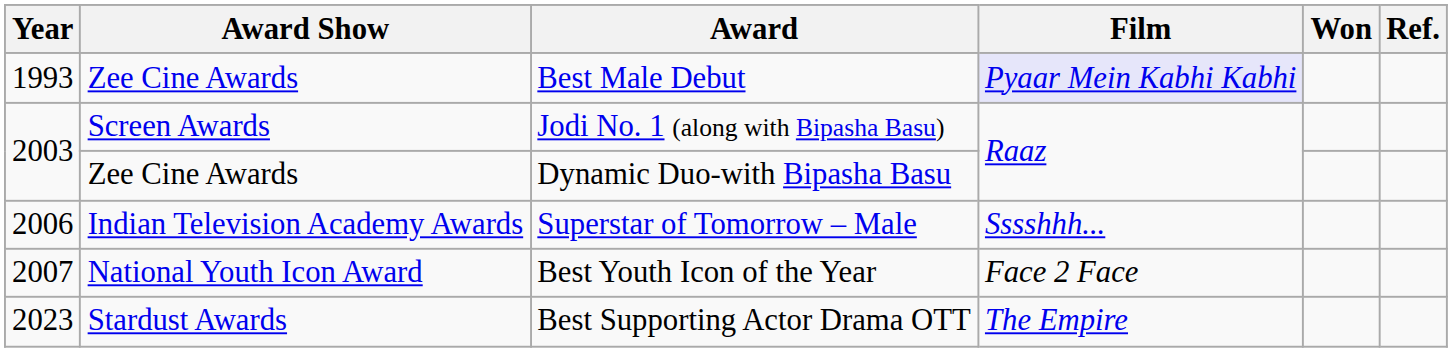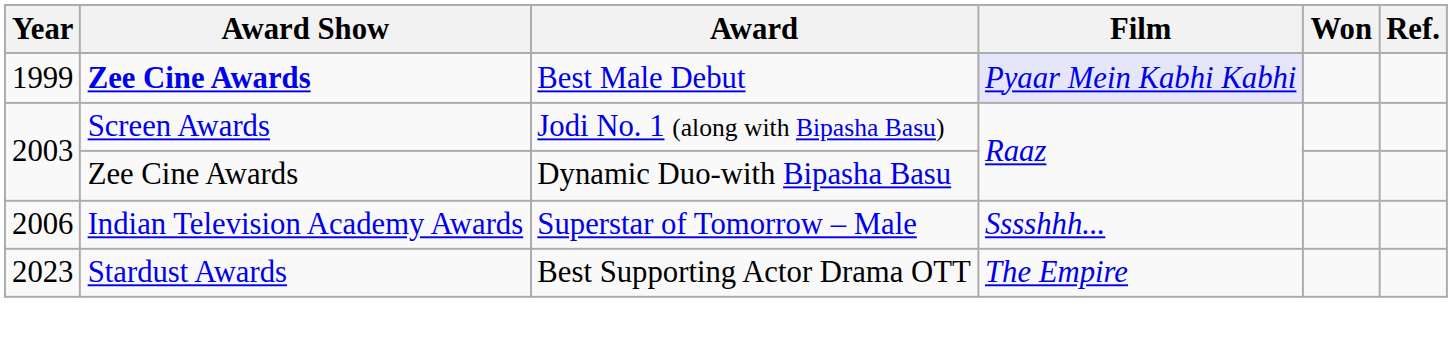(43, 77) 1993 -> (43, 77) 1999
(193, 77) normal -> (199, 77) bold
- row: (707, 272)
